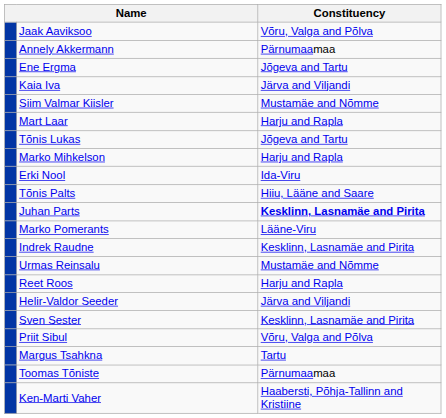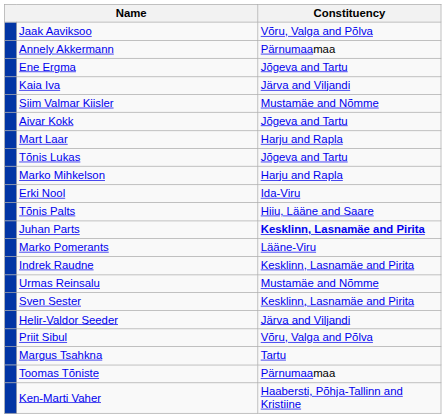+ row: (46, 121)
- row: (46, 283)
rows swapped: (69, 301) <-> (50, 319)
